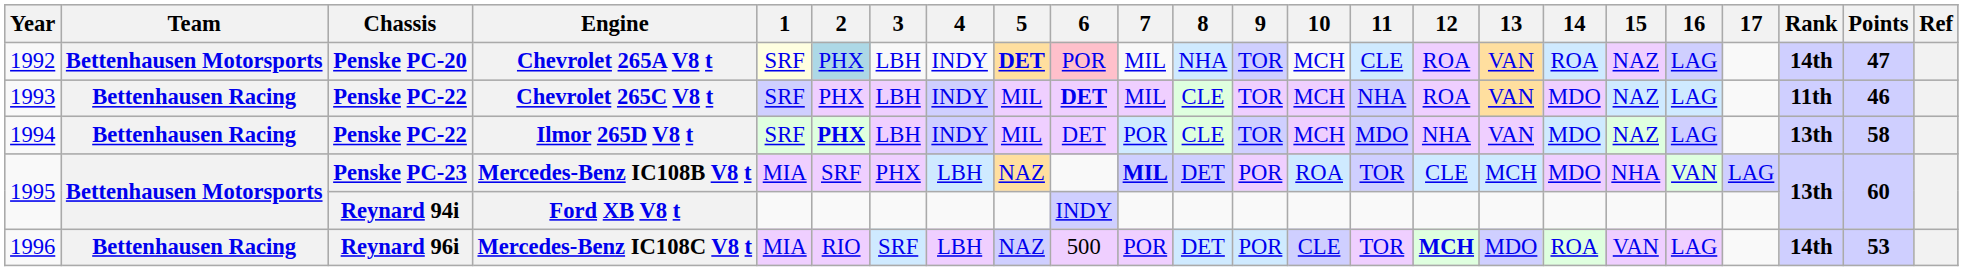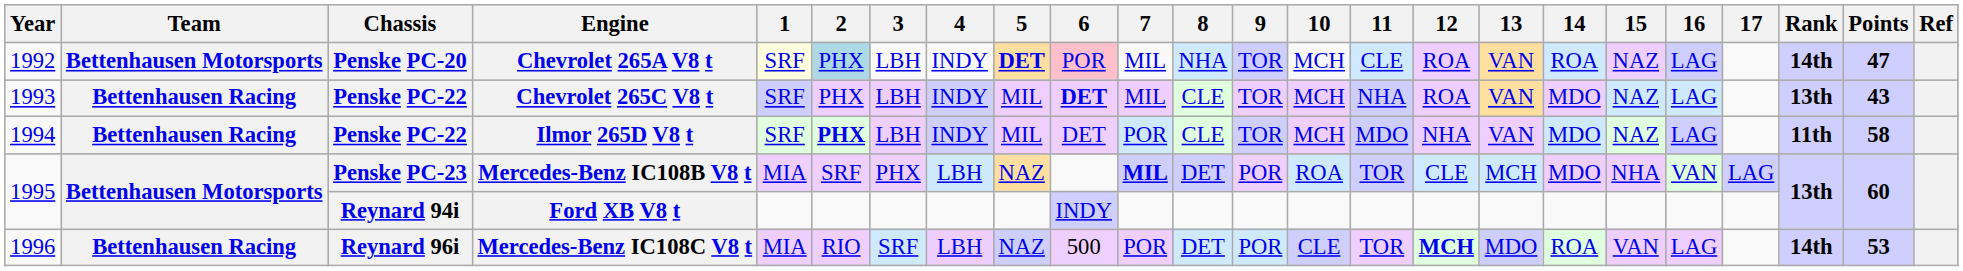(1811, 98) 11th -> (1811, 98) 13th
(1878, 98) 46 -> (1878, 98) 43
(1811, 135) 13th -> (1811, 135) 11th
